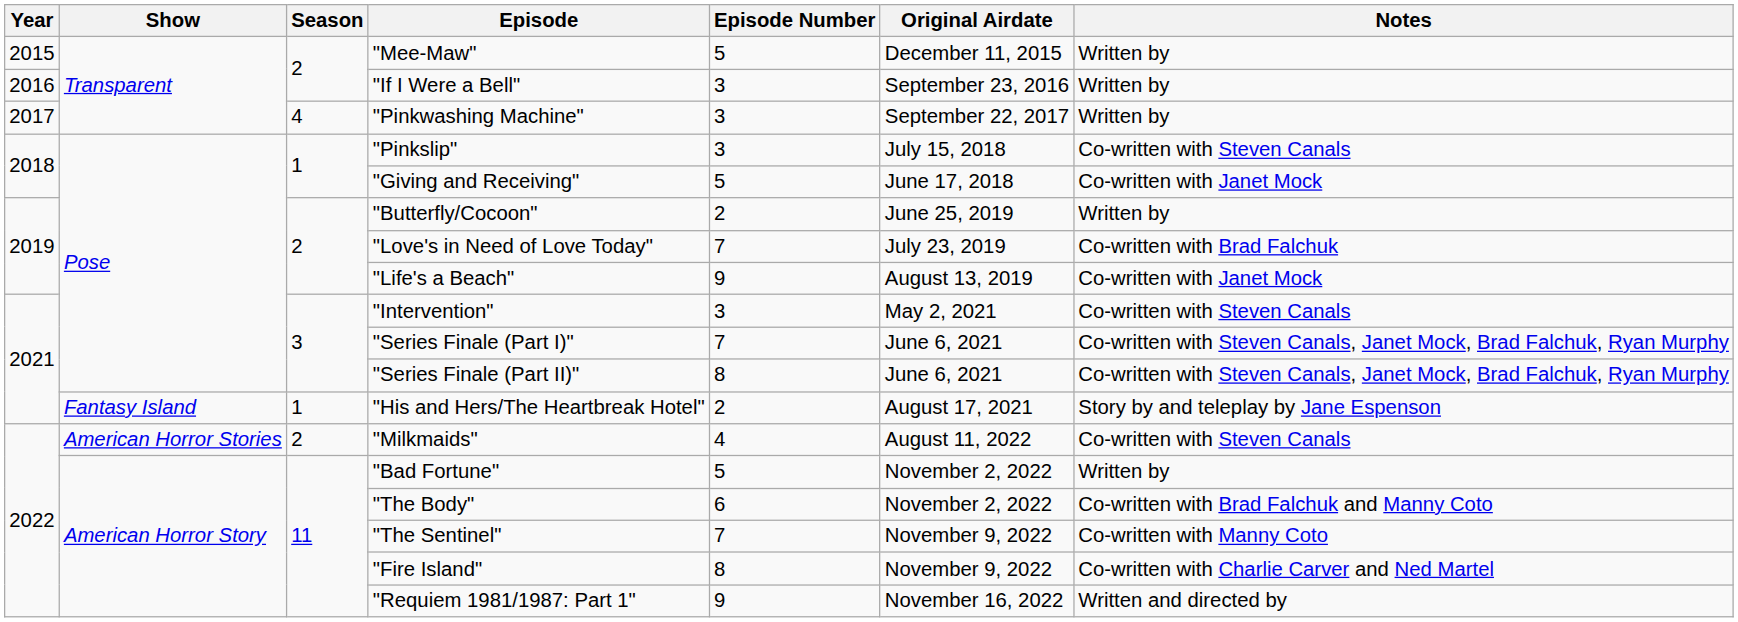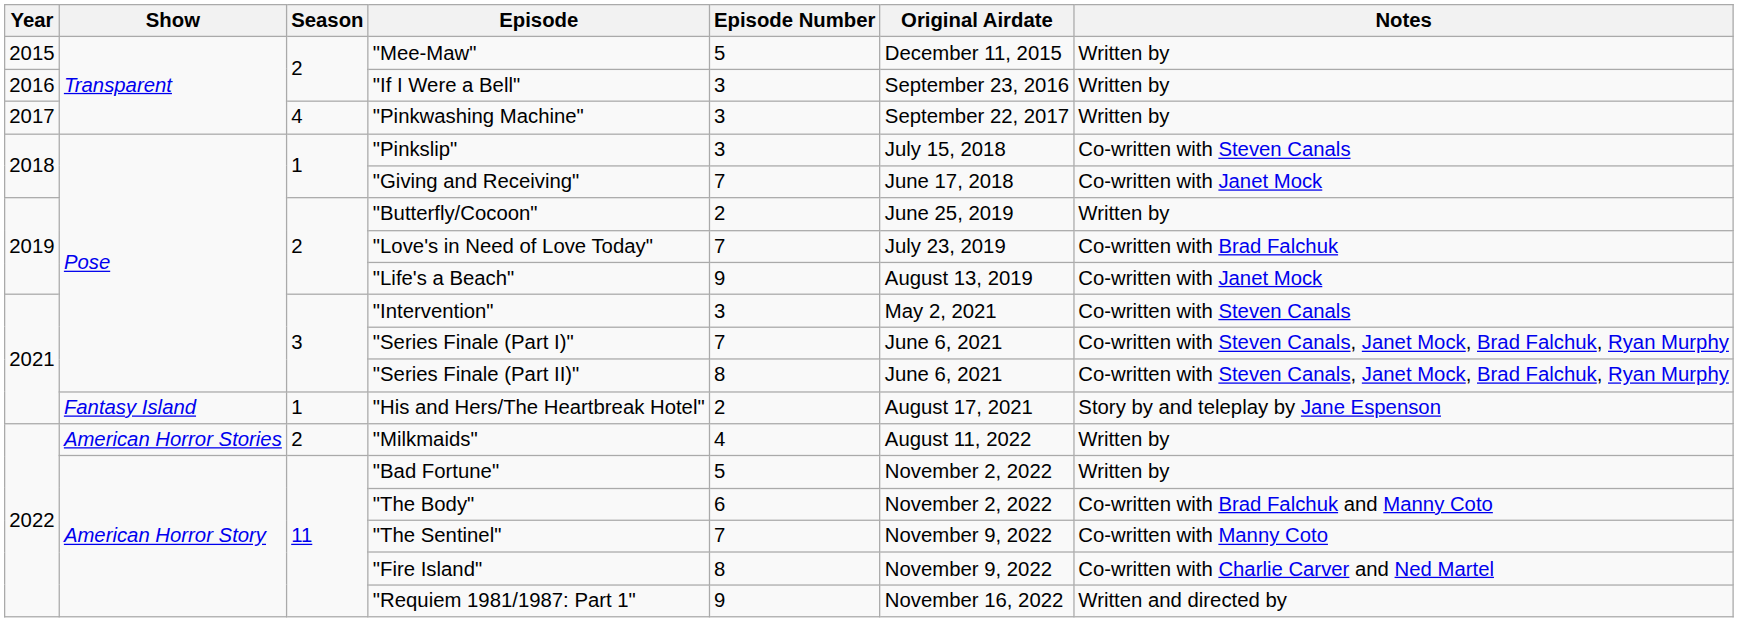(720, 181) 5 -> (720, 181) 7
(1214, 439) Co-written with Steven Canals -> (1124, 439) Written by
